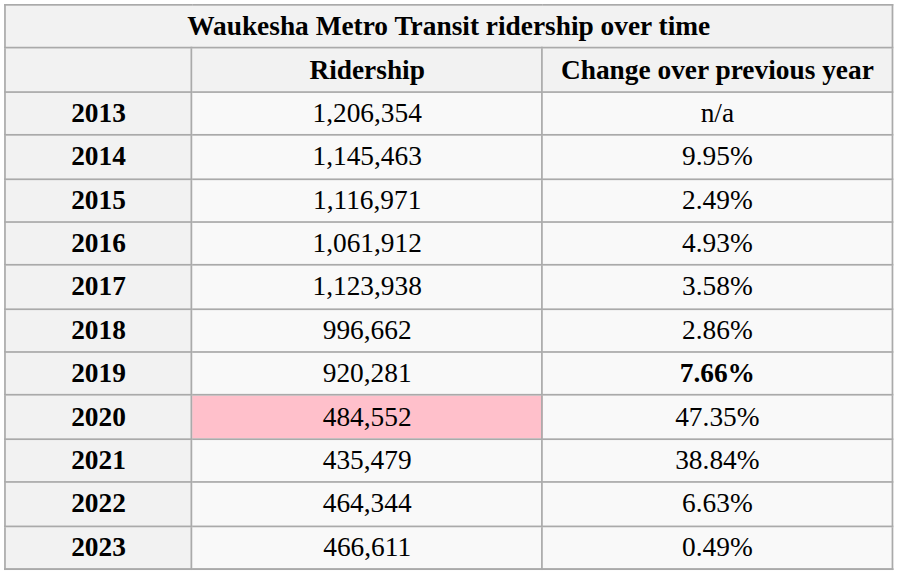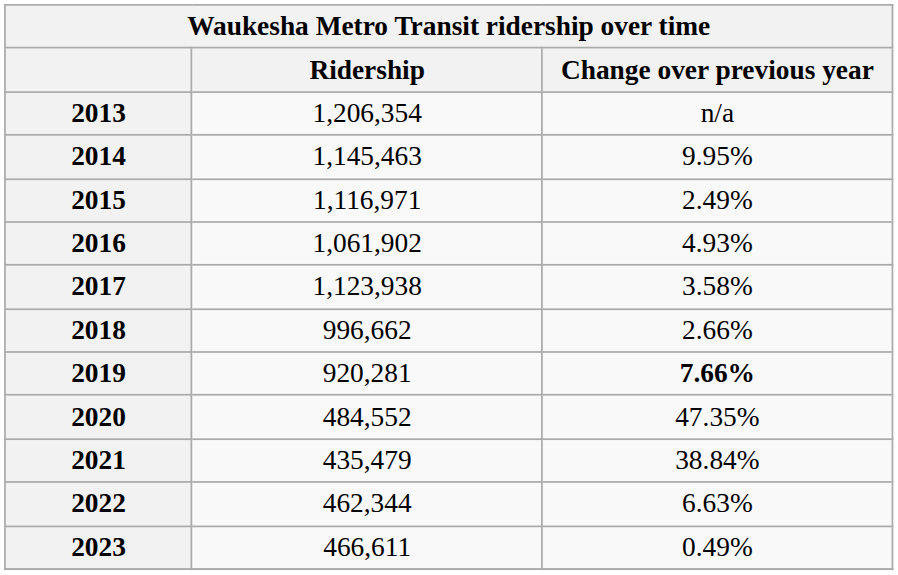(367, 243) 1,061,912 -> (367, 243) 1,061,902
(717, 329) 2.86% -> (717, 329) 2.66%
(367, 416) pink background -> (367, 416) no background
(367, 503) 464,344 -> (367, 503) 462,344
